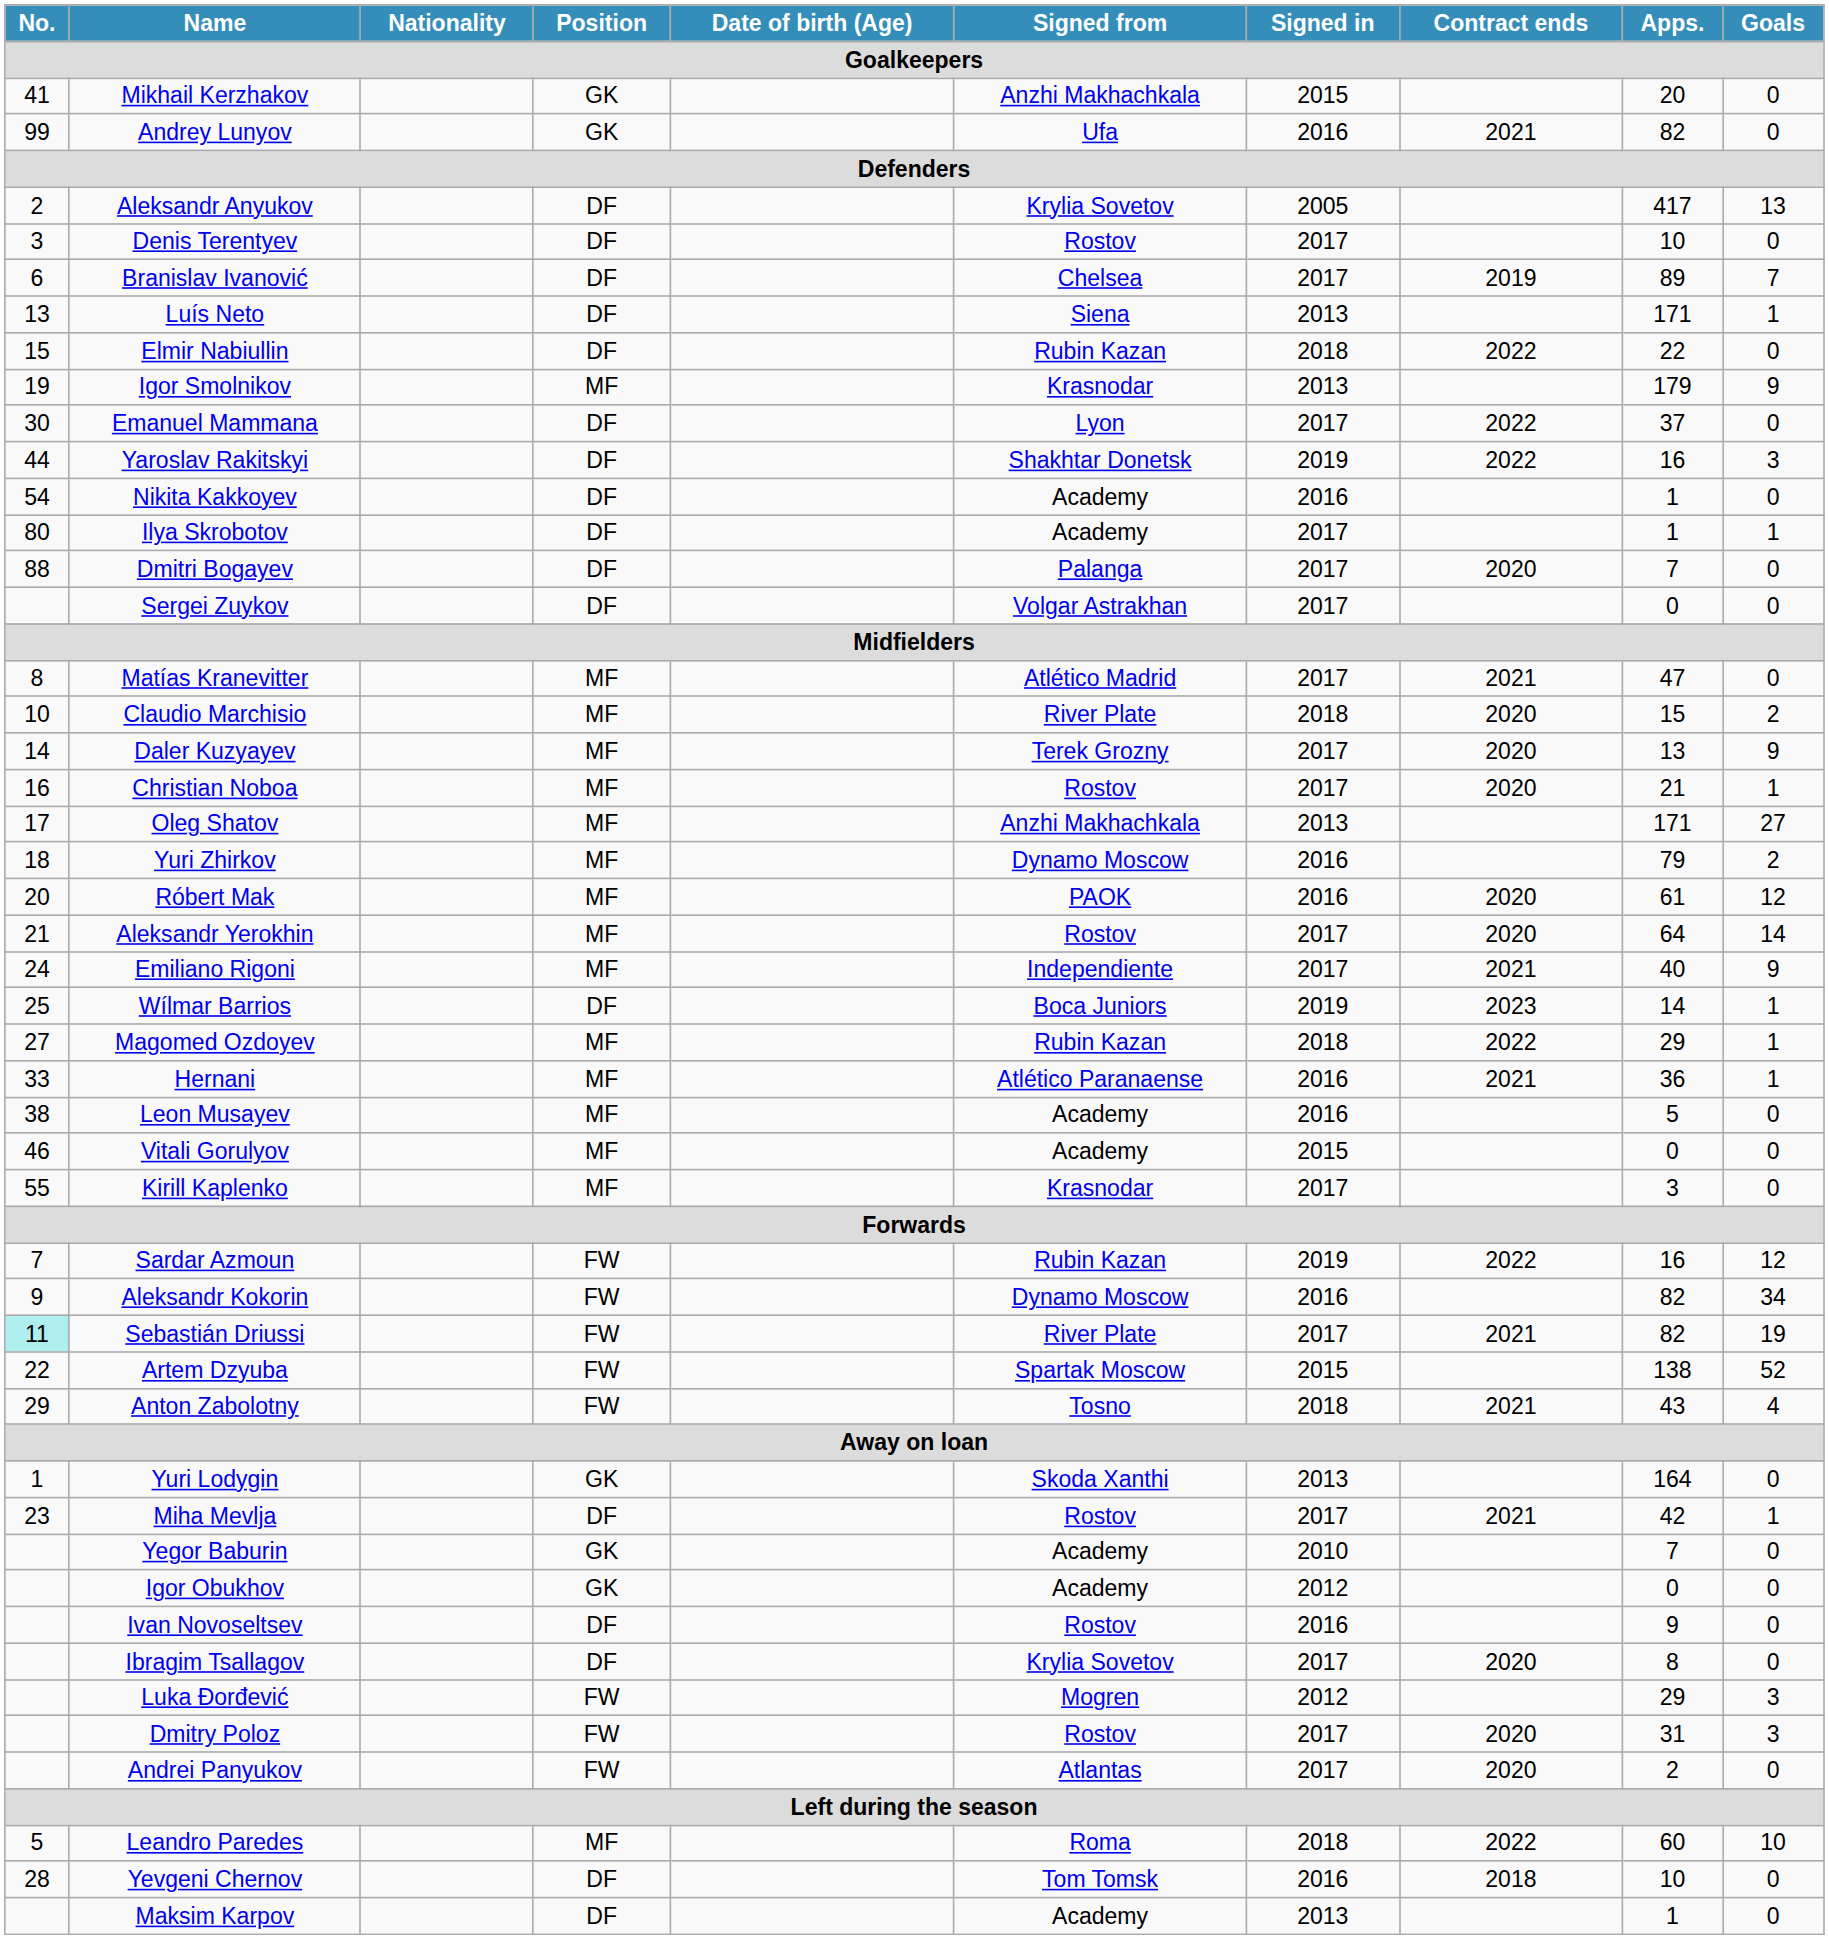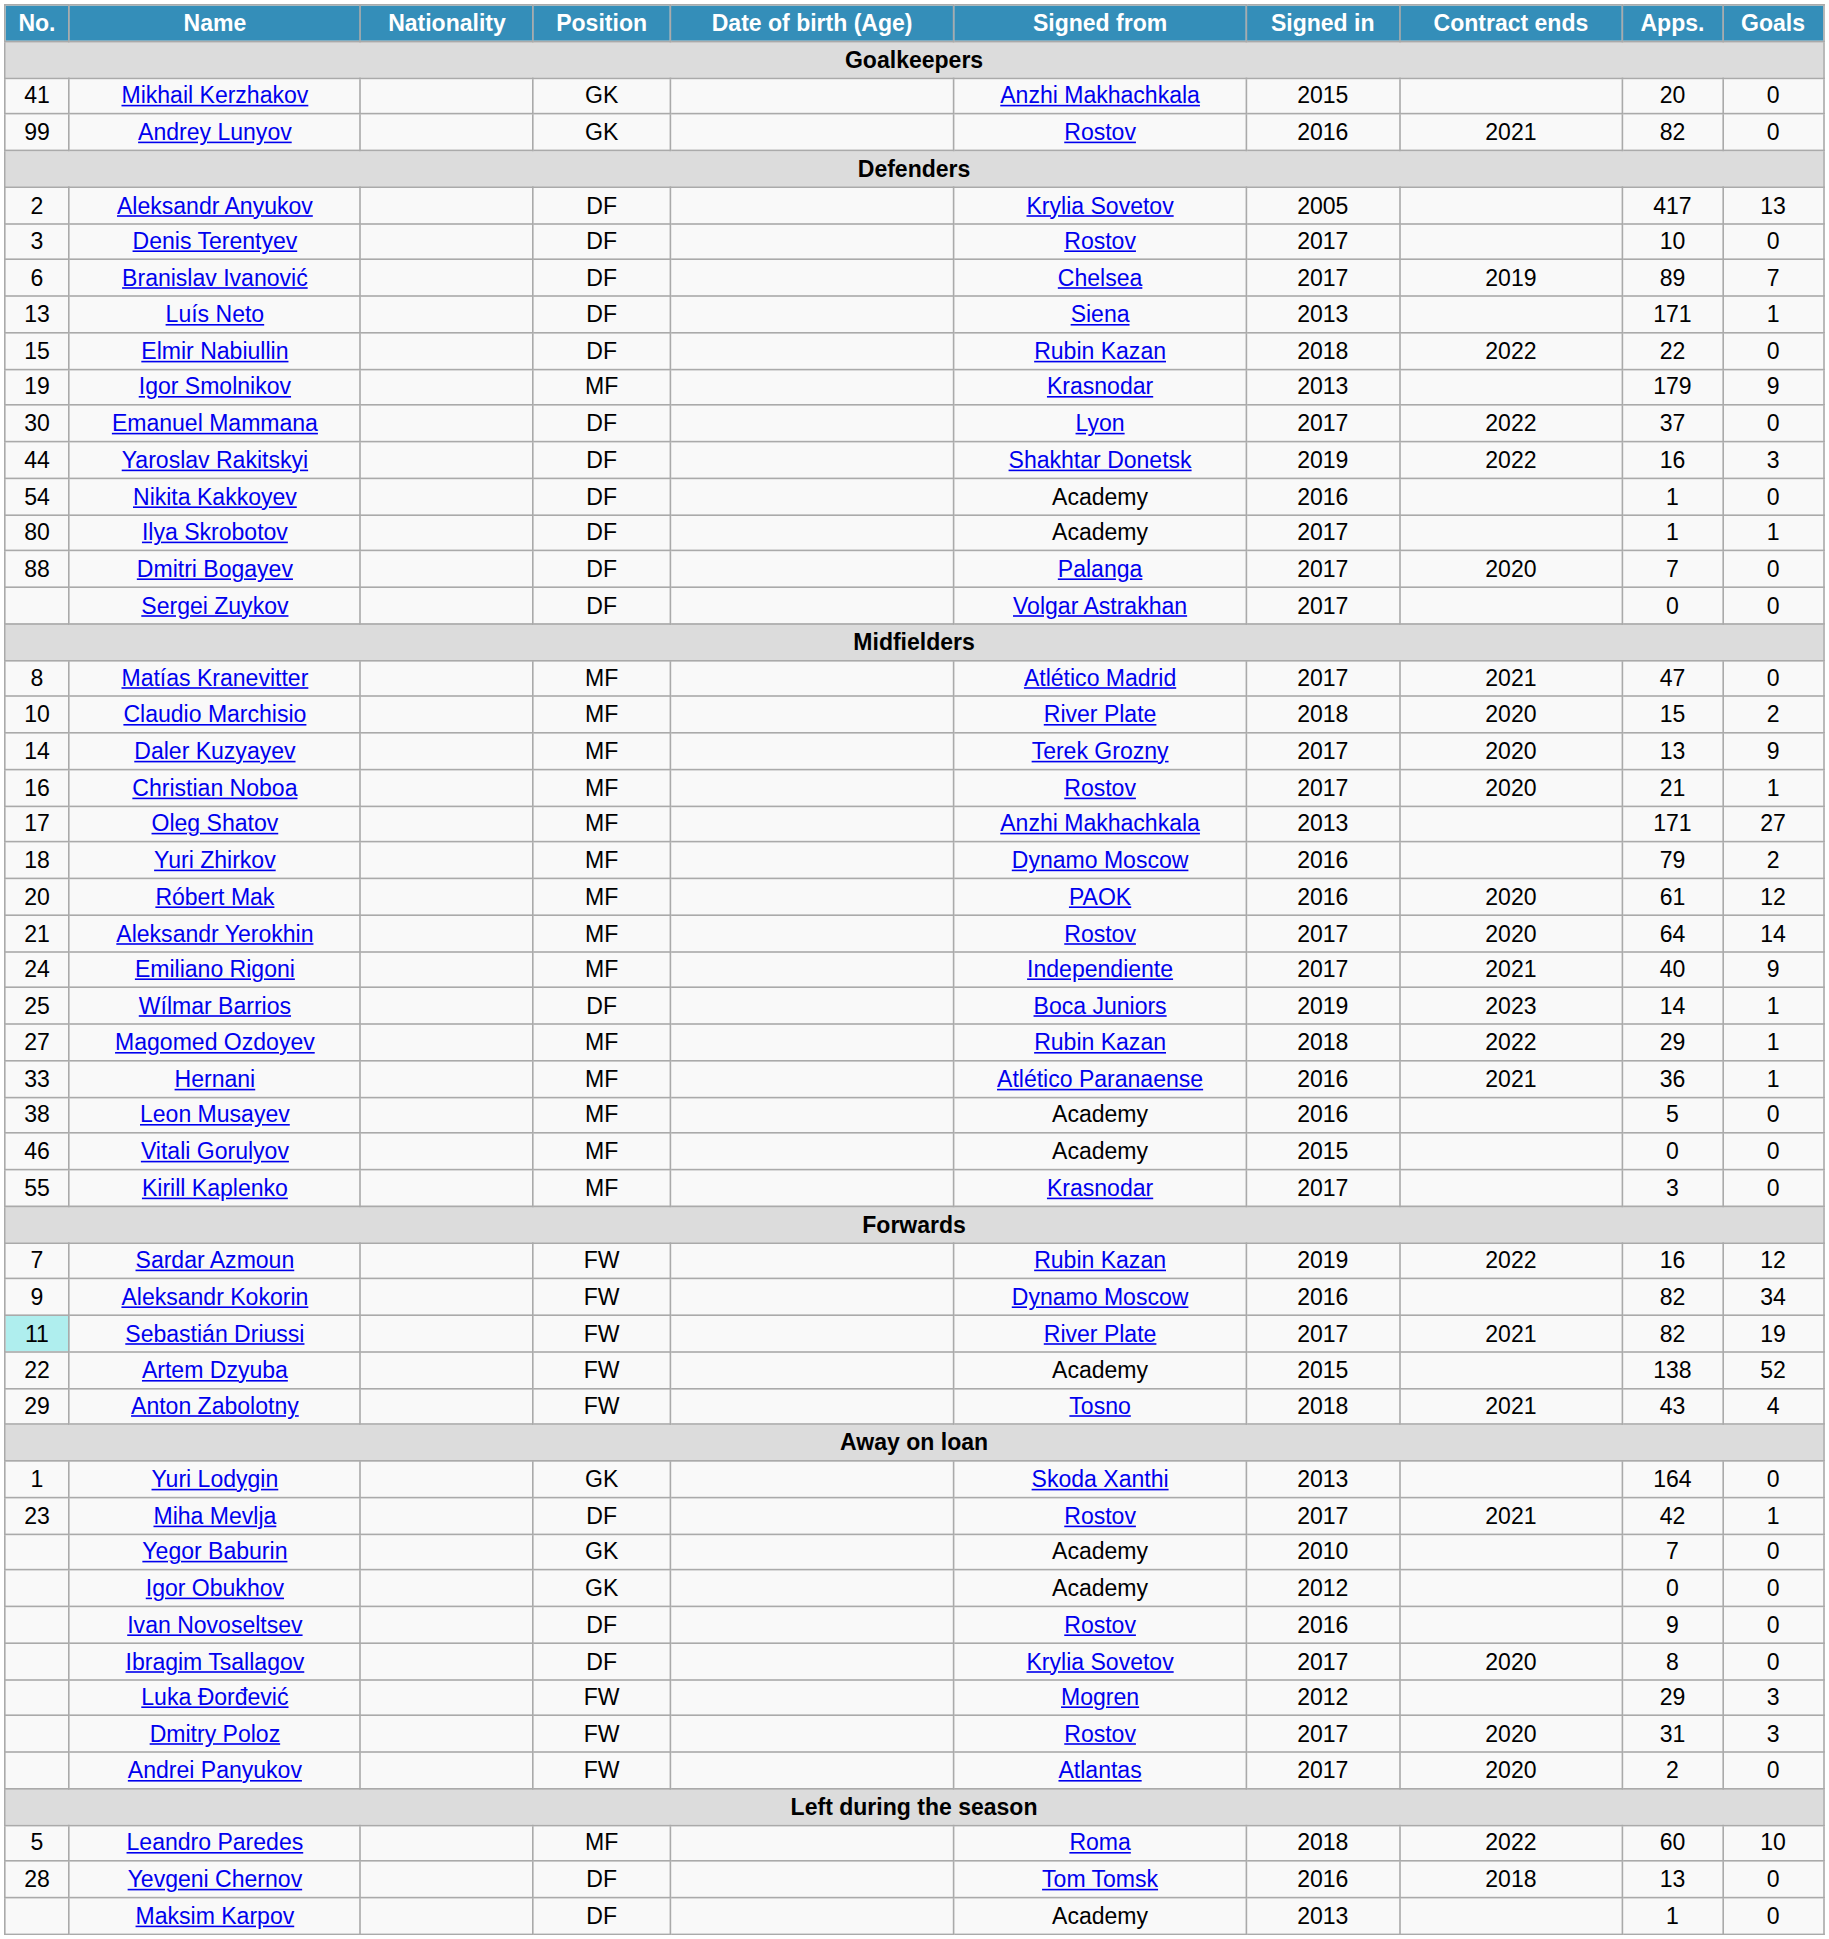(1100, 133) Ufa -> (1100, 133) Rostov
(1100, 1370) Spartak Moscow -> (1100, 1370) Academy
(1672, 1880) 10 -> (1672, 1880) 13
